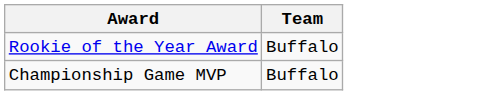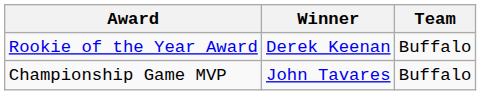+ column: (328, 19)
